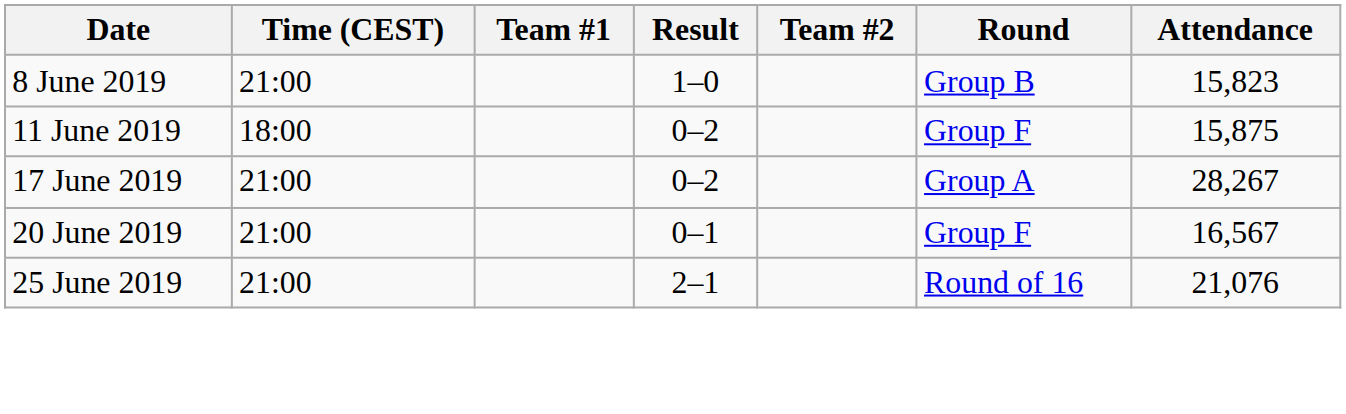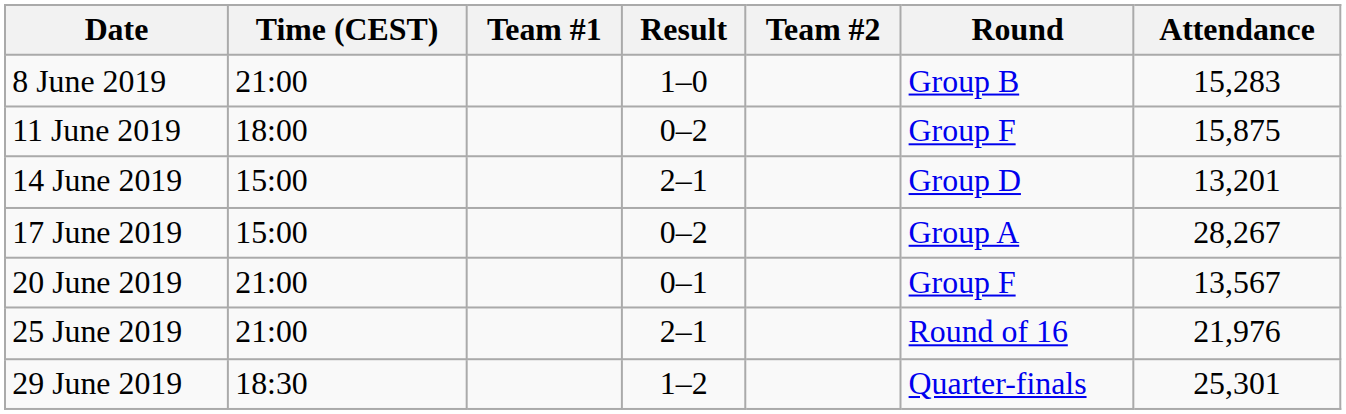(1235, 80) 15,823 -> (1237, 80) 15,283
+ row: (97, 181)
(275, 181) 21:00 -> (272, 231) 15:00
(1235, 231) 16,567 -> (1237, 282) 13,567
(1235, 282) 21,076 -> (1237, 332) 21,976
+ row: (97, 383)
